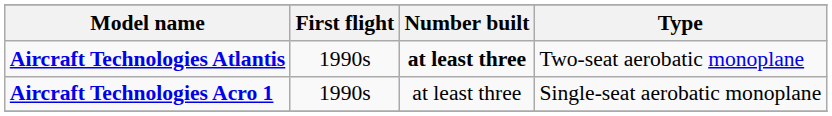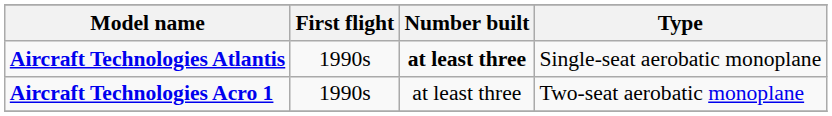(672, 58) Two-seat aerobatic monoplane -> (680, 58) Single-seat aerobatic monoplane
(680, 93) Single-seat aerobatic monoplane -> (672, 93) Two-seat aerobatic monoplane
